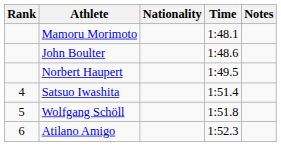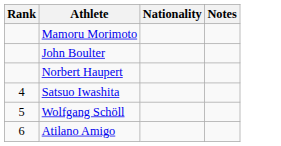- column: (223, 14)
